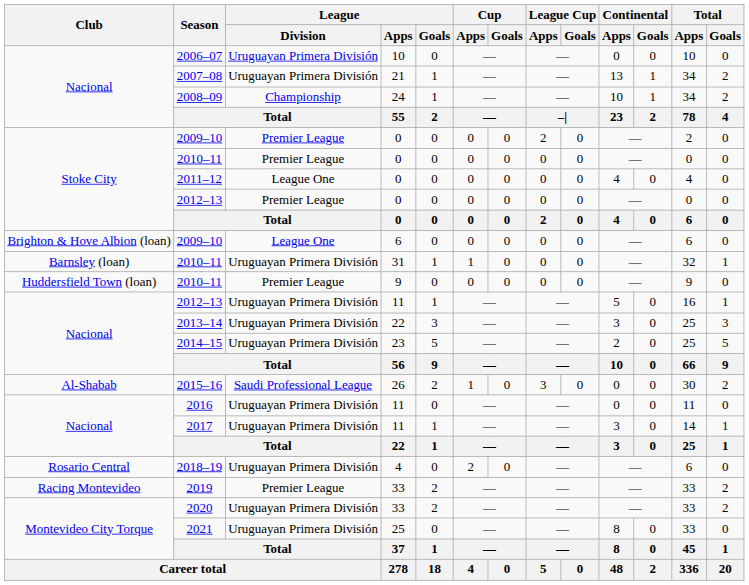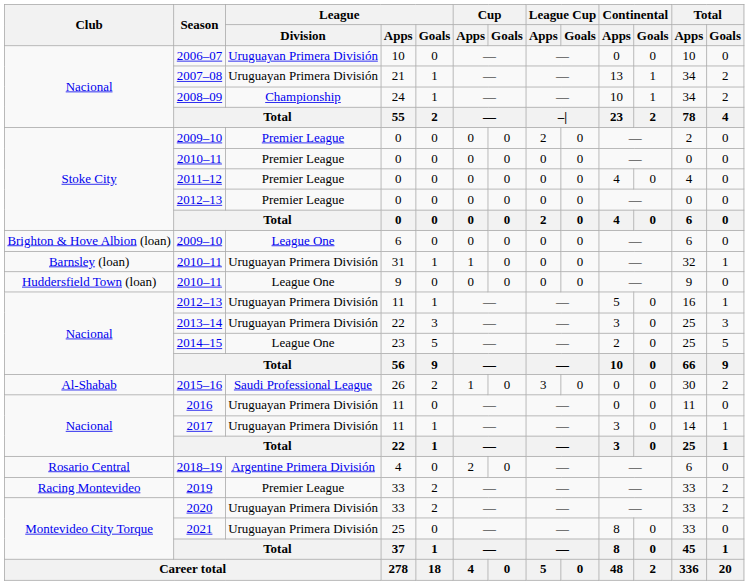(303, 179) League One -> (303, 179) Premier League
(303, 281) Premier League -> (303, 281) League One
(303, 343) Uruguayan Primera División -> (303, 343) League One
(303, 466) Uruguayan Primera División -> (303, 466) Argentine Primera División
